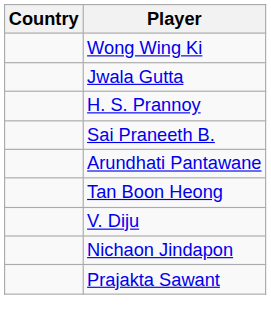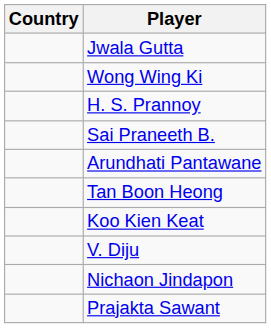rows swapped: (135, 76) <-> (145, 47)
+ row: (145, 221)
